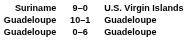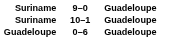(144, 8) U.S. Virgin Islands -> (130, 8) Guadeloupe
(30, 20) Guadeloupe -> (36, 20) Suriname
